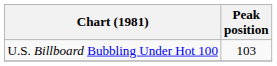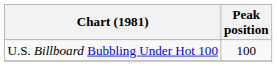(246, 50) 103 -> (246, 50) 100
